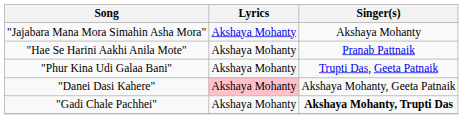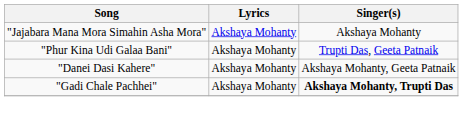- row: (107, 50)
(254, 86) pink background -> (254, 68) no background
